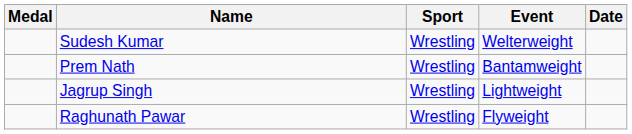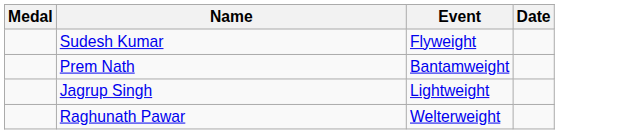- column: (443, 16)
(527, 41) Welterweight -> (443, 41) Flyweight
(515, 116) Flyweight -> (455, 116) Welterweight
